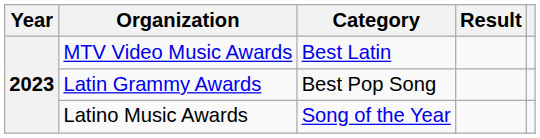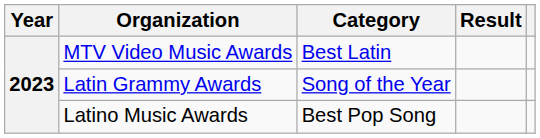(369, 84) Best Pop Song -> (376, 84) Song of the Year
(376, 116) Song of the Year -> (369, 116) Best Pop Song
